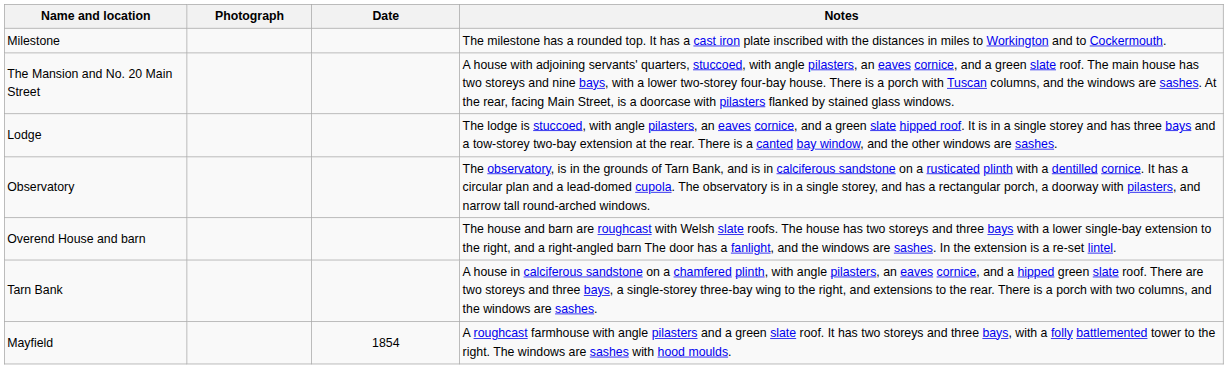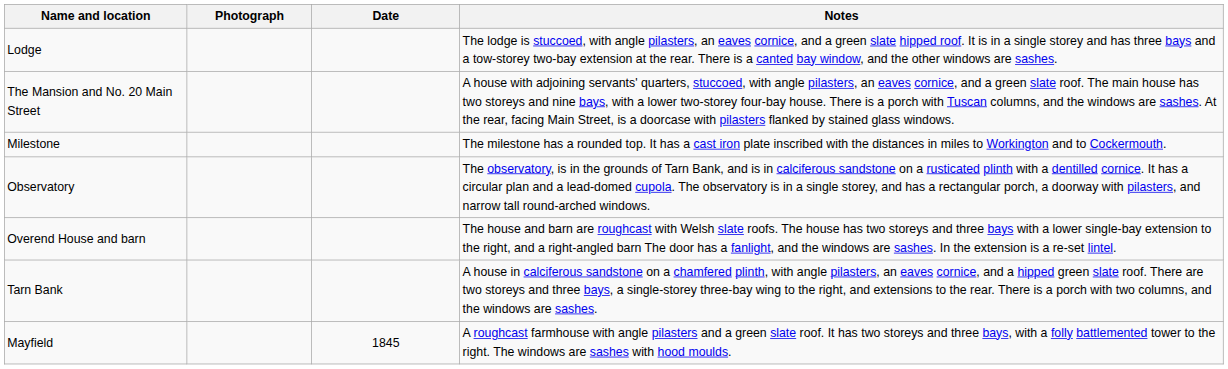rows swapped: (34, 40) <-> (24, 135)
(386, 342) 1854 -> (386, 342) 1845
